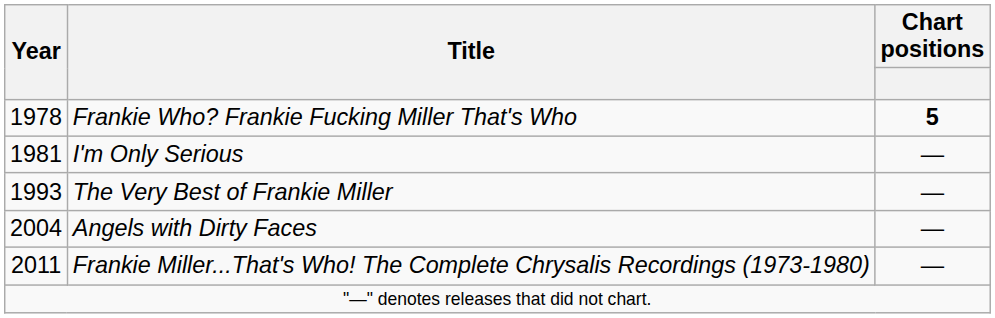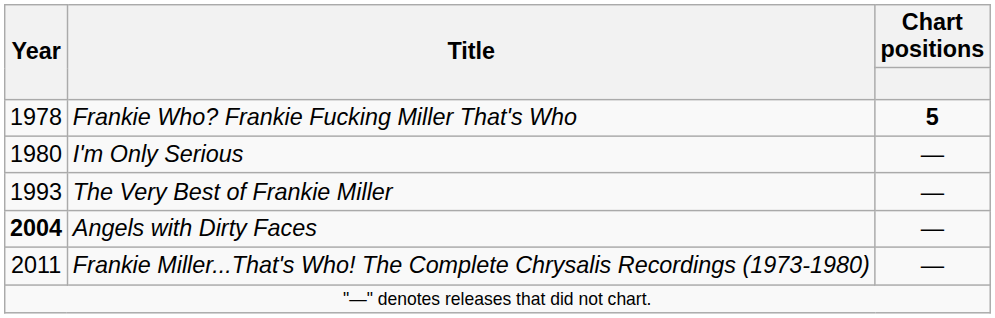(36, 154) 1981 -> (36, 154) 1980
(36, 228) normal -> (36, 228) bold
